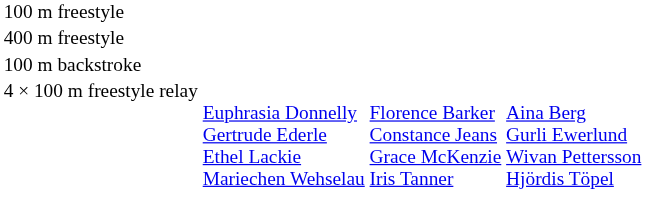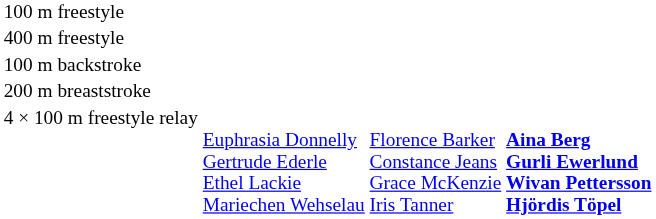+ row: (77, 91)
(574, 145) normal -> (579, 172) bold
